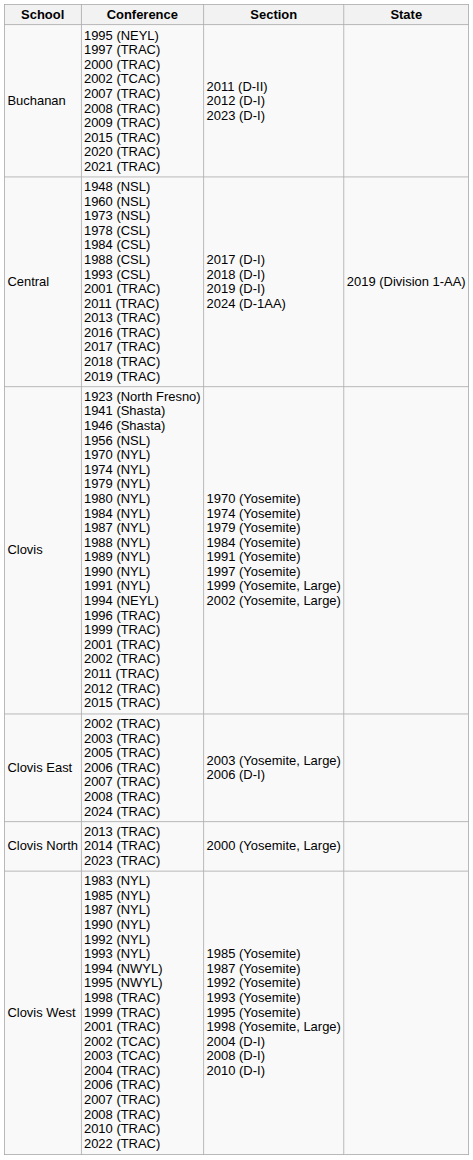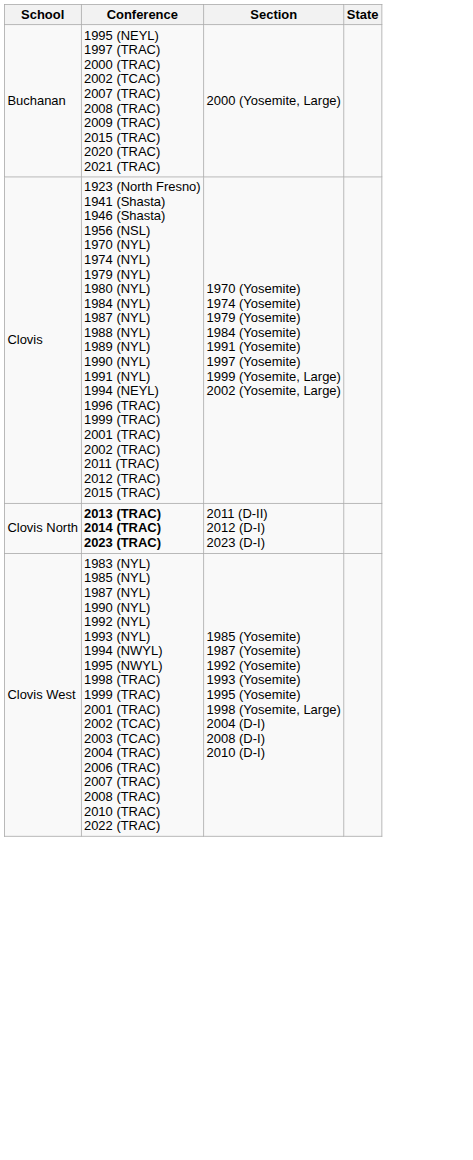(237, 100) 2011 (D-II) 2012 (D-I) 2023 (D-I) -> (274, 100) 2000 (Yosemite, Large)
- row: (28, 281)
- row: (40, 767)
(122, 846) normal -> (122, 528) bold
(274, 846) 2000 (Yosemite, Large) -> (237, 528) 2011 (D-II) 2012 (D-I) 2023 (D-I)
